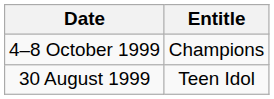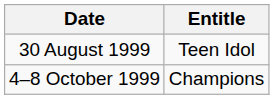rows swapped: (85, 79) <-> (85, 49)
